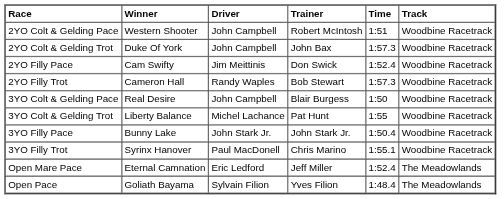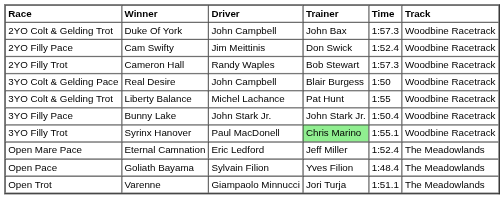- row: (63, 31)
(318, 150) no background -> (334, 133) lightgreen background
+ row: (30, 184)
